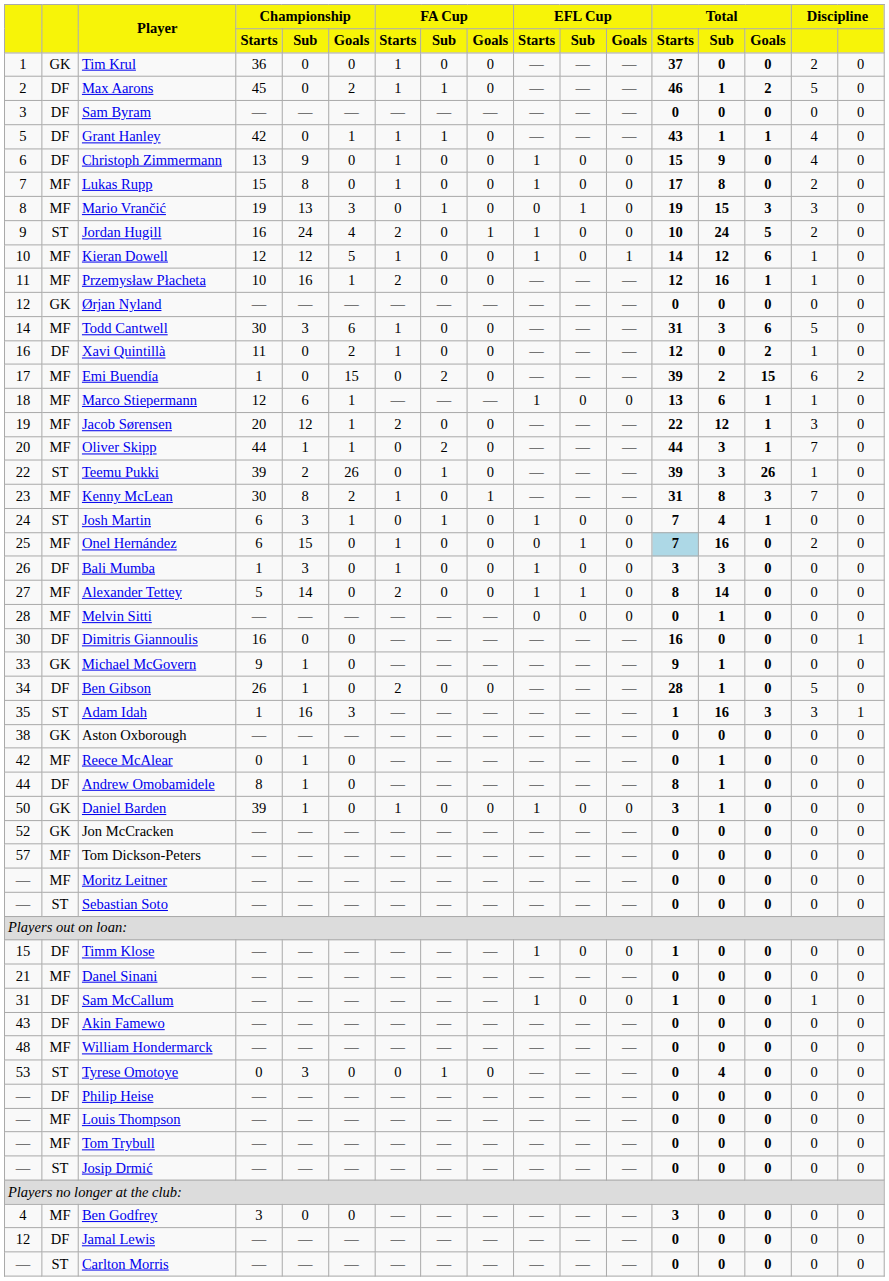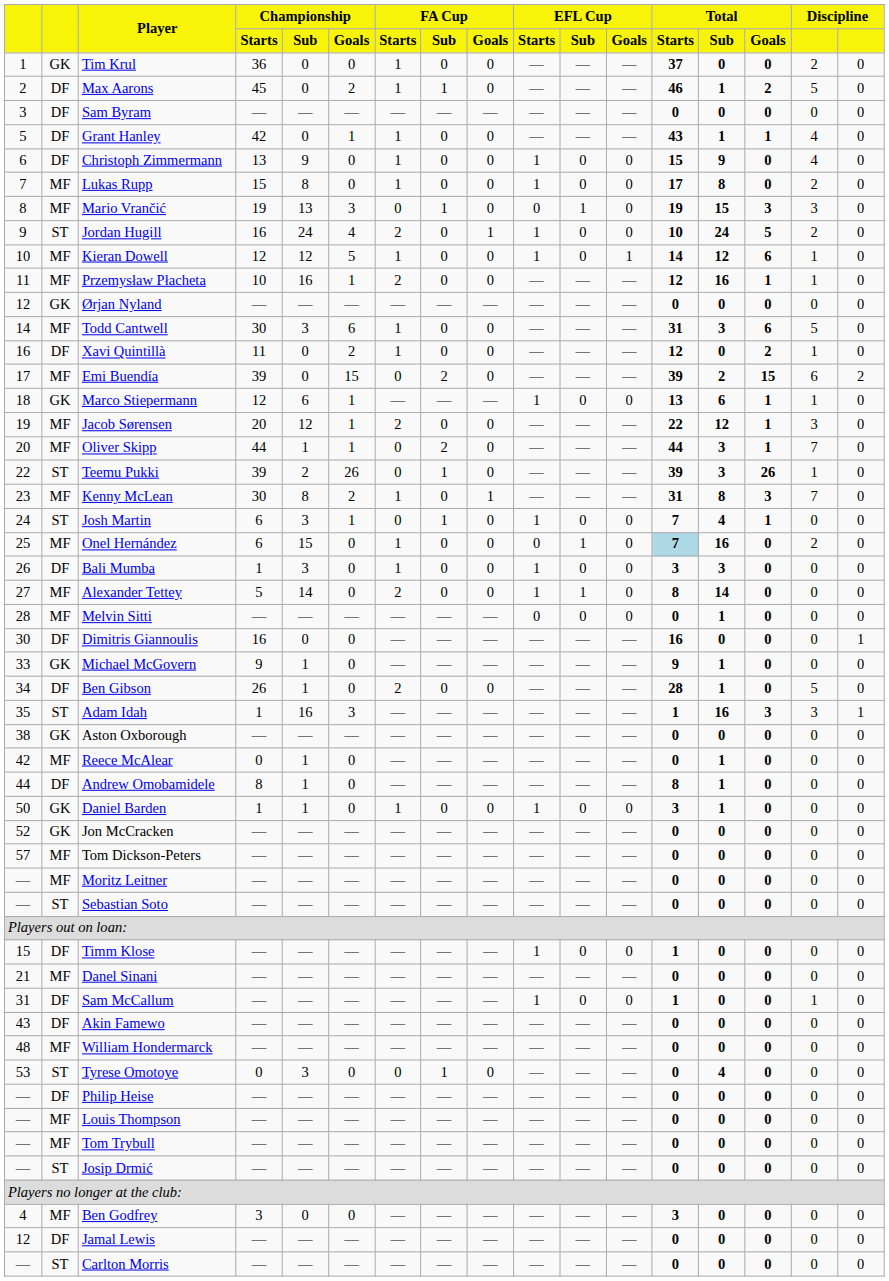(444, 136) 1 -> (444, 136) 0
(259, 376) 1 -> (259, 376) 39
(60, 400) MF -> (60, 400) GK
(259, 808) 39 -> (259, 808) 1
